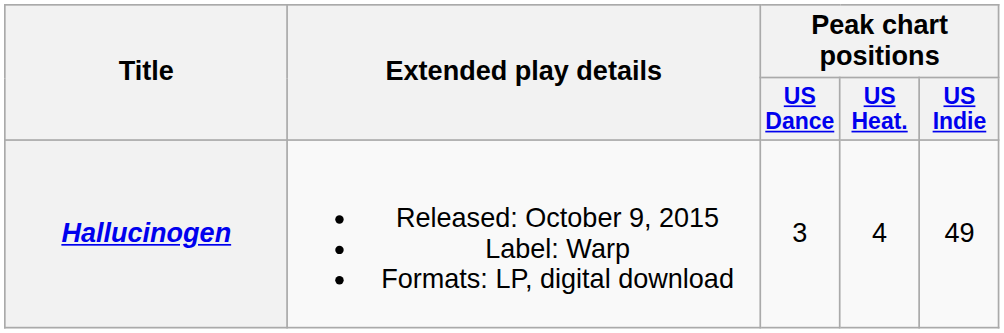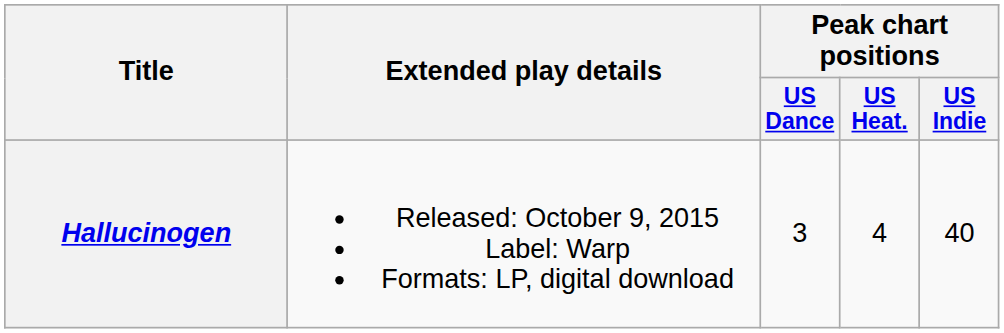(959, 233) 49 -> (959, 233) 40
